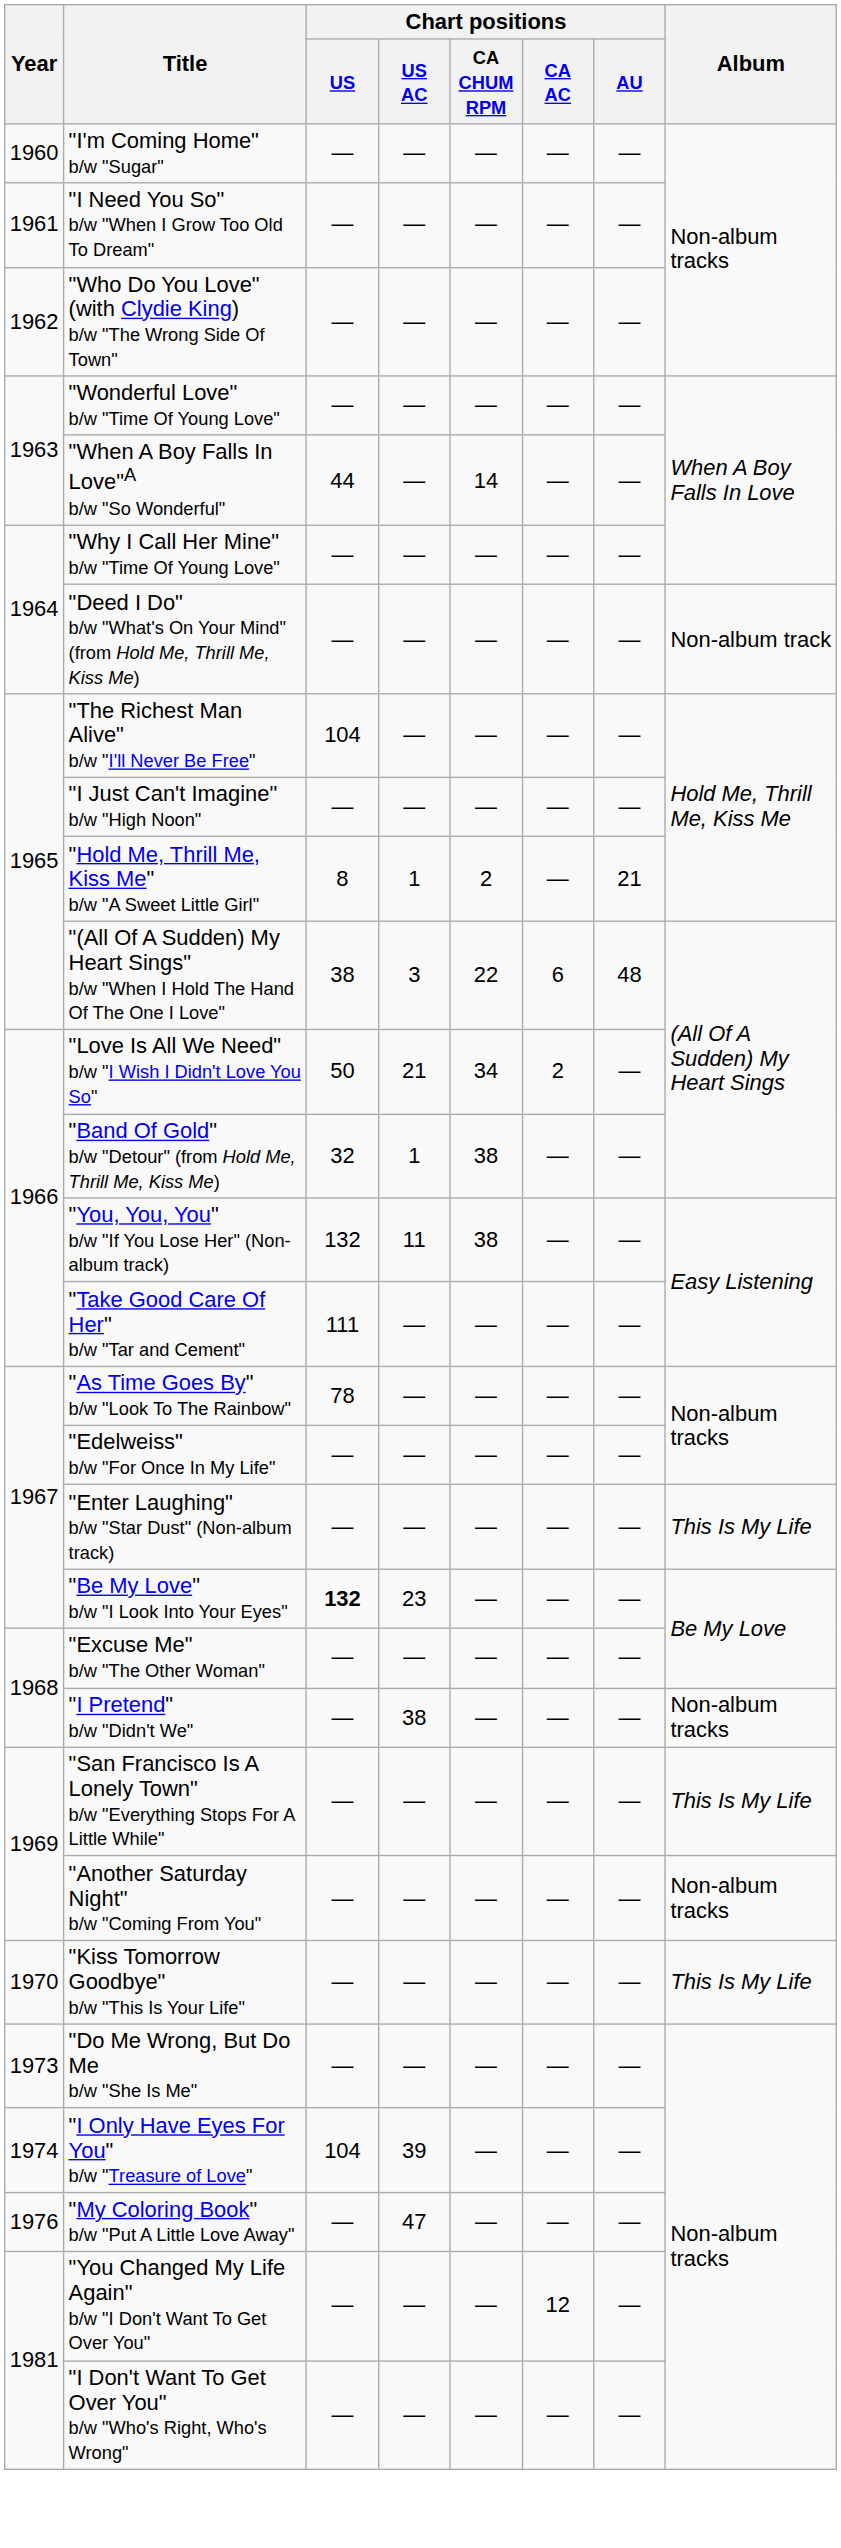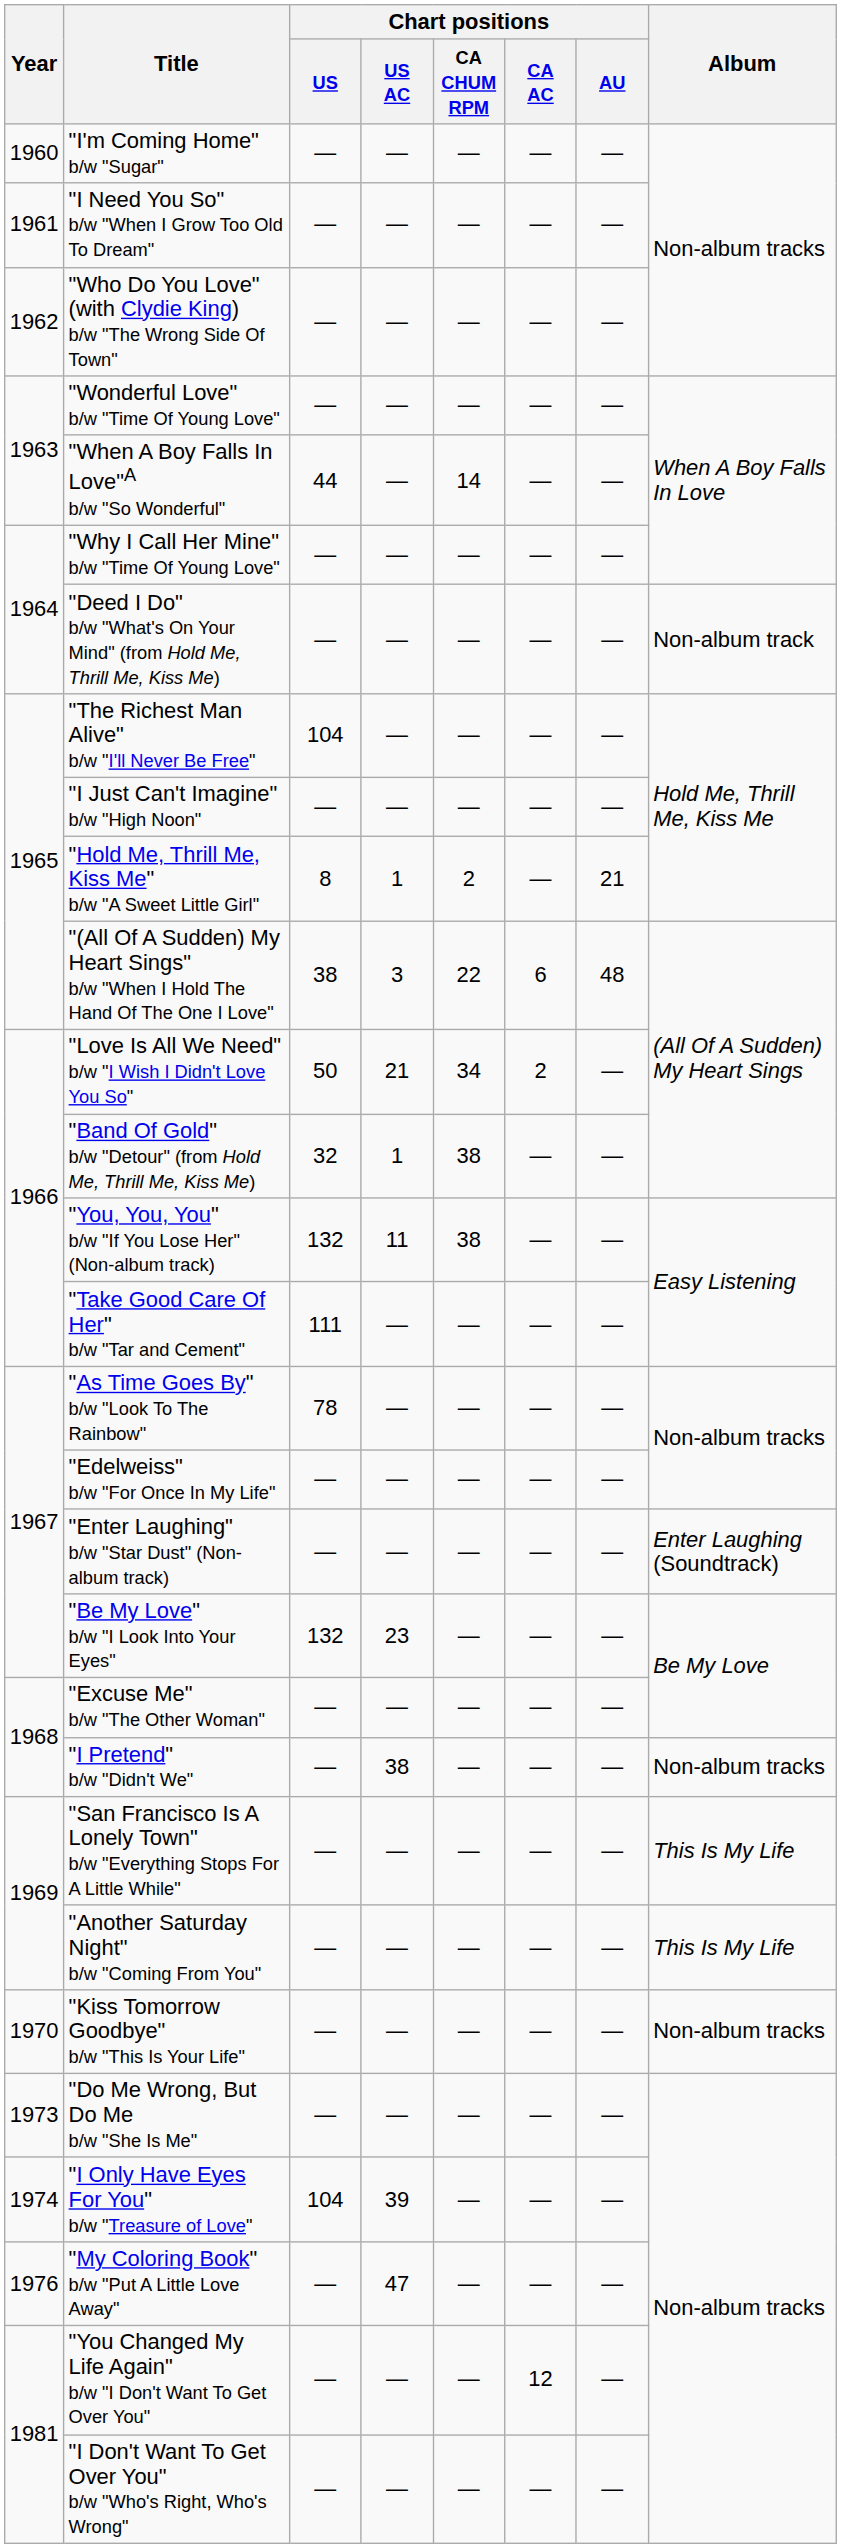(741, 1526) This Is My Life -> (728, 1551) Enter Laughing (Soundtrack)
(342, 1598) bold -> (325, 1635) normal
(724, 1897) Non-album tracks -> (724, 1947) This Is My Life
(741, 1981) This Is My Life -> (739, 2031) Non-album tracks
